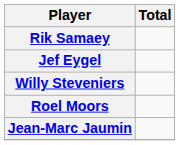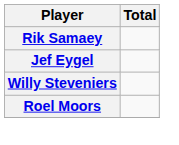- row: (70, 128)
